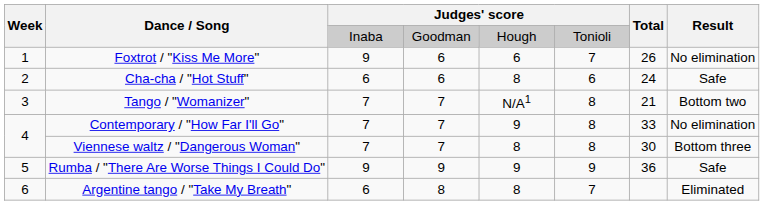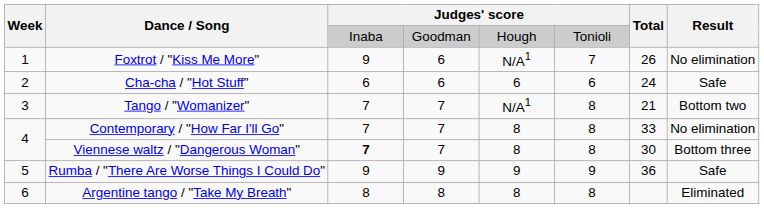(517, 57) 6 -> (517, 59) N/A1
(517, 79) 8 -> (517, 82) 6
(517, 125) 9 -> (517, 129) 8
(366, 146) normal -> (366, 150) bold
(366, 189) 6 -> (366, 192) 8
(592, 189) 7 -> (592, 192) 8
